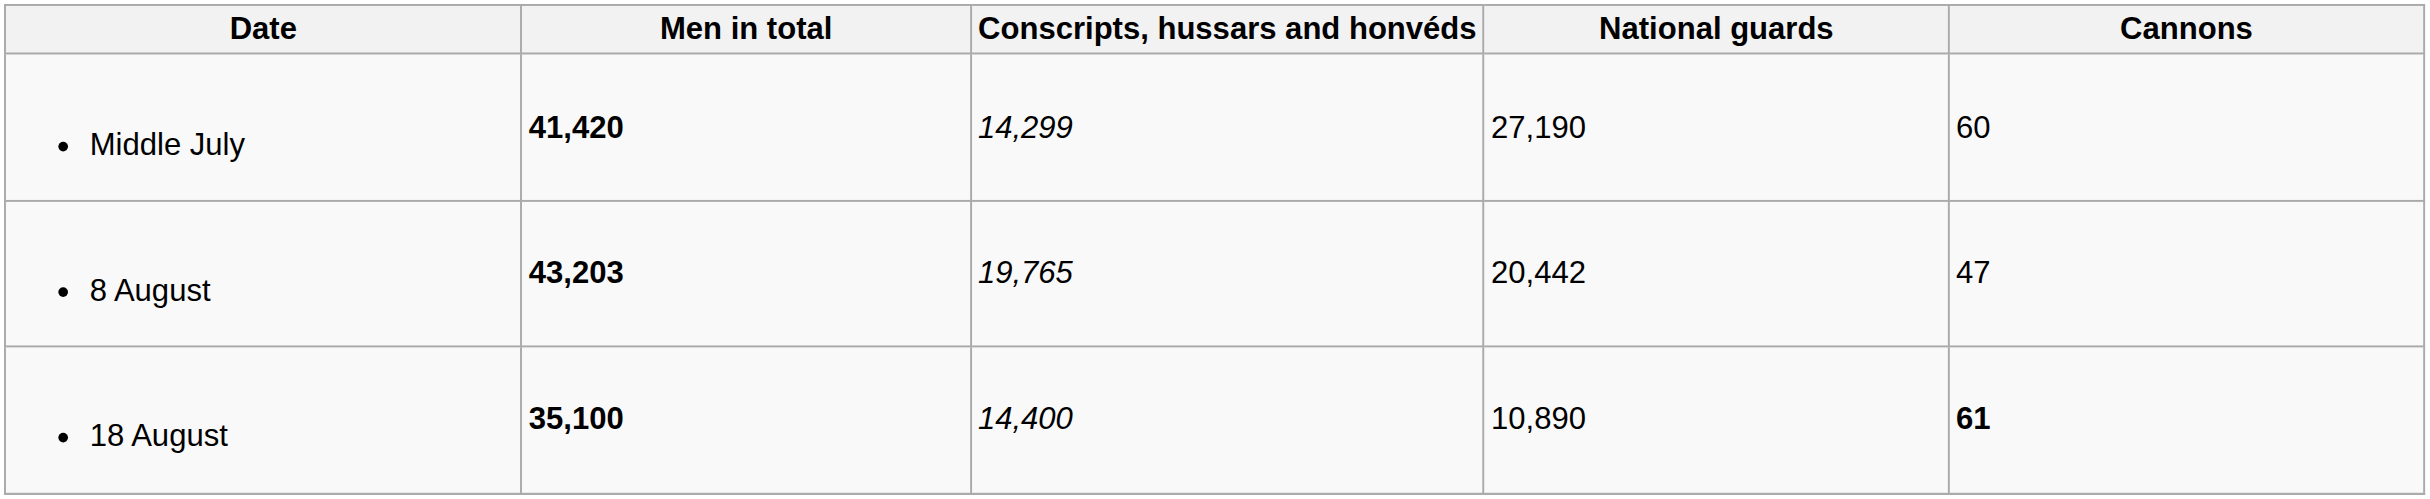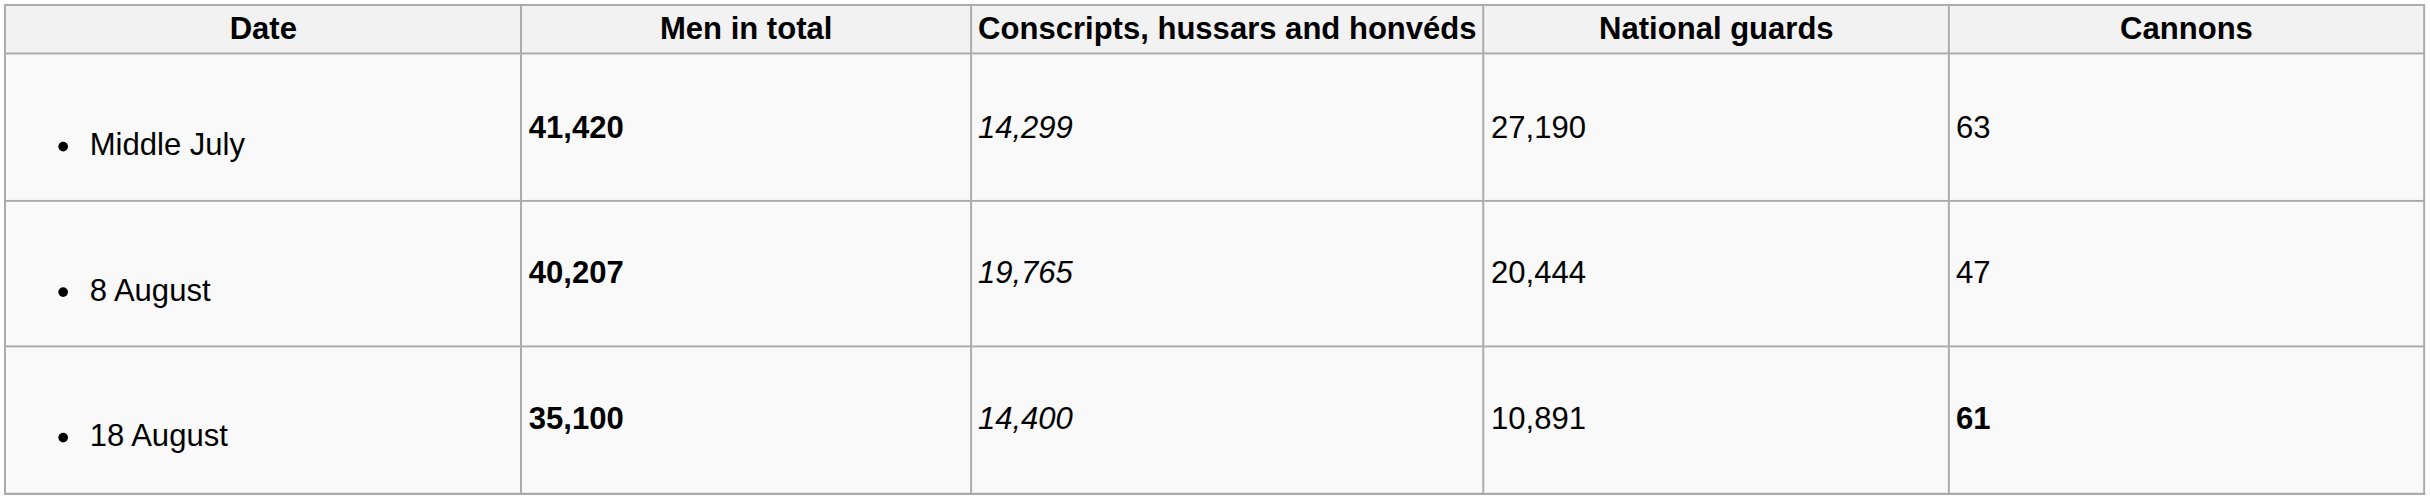(1973, 126) 60 -> (1973, 126) 63
(576, 273) 43,203 -> (576, 273) 40,207
(1539, 273) 20,442 -> (1539, 273) 20,444
(1539, 419) 10,890 -> (1539, 419) 10,891
